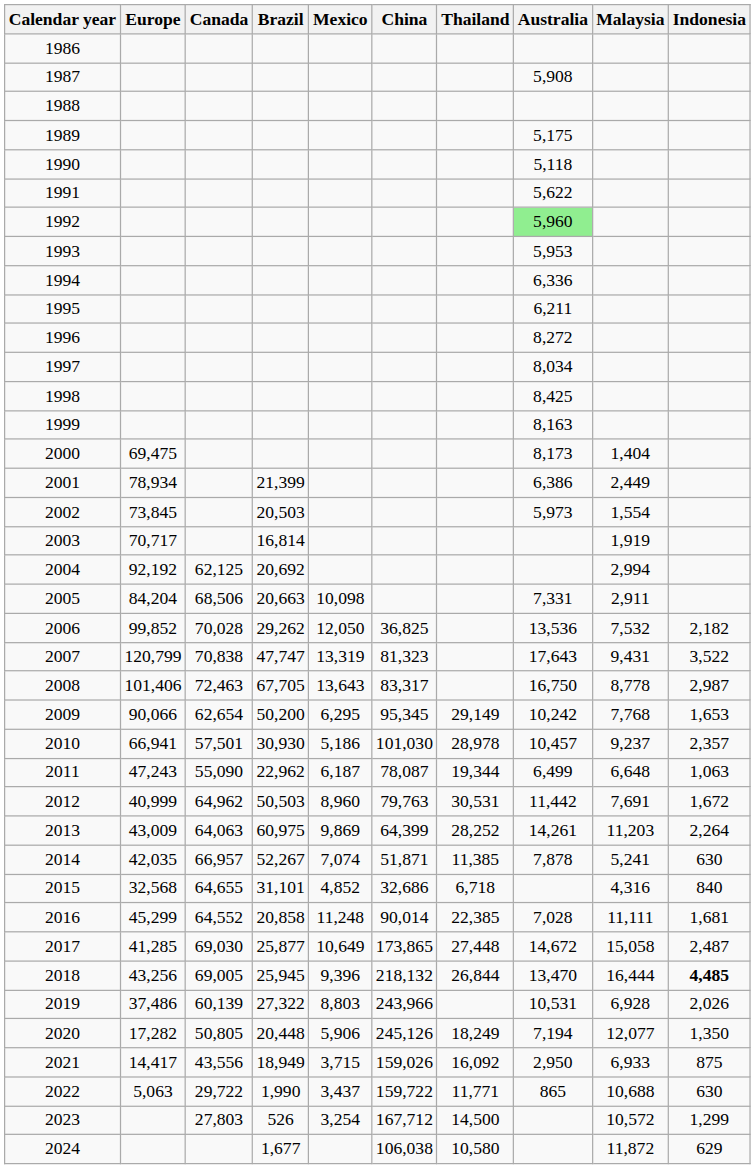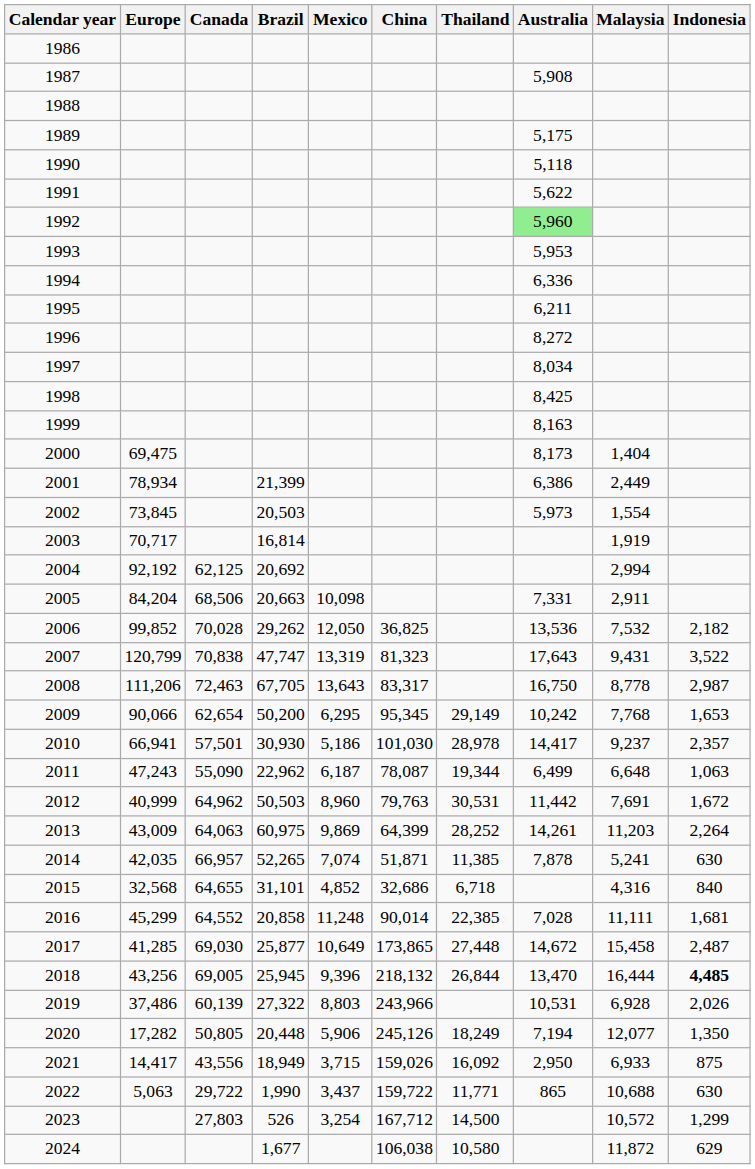(153, 685) 101,406 -> (153, 685) 111,206
(553, 743) 10,457 -> (553, 743) 14,417
(281, 859) 52,267 -> (281, 859) 52,265
(630, 946) 15,058 -> (630, 946) 15,458
